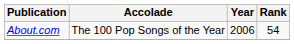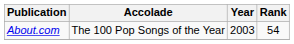(242, 30) 2006 -> (242, 30) 2003
